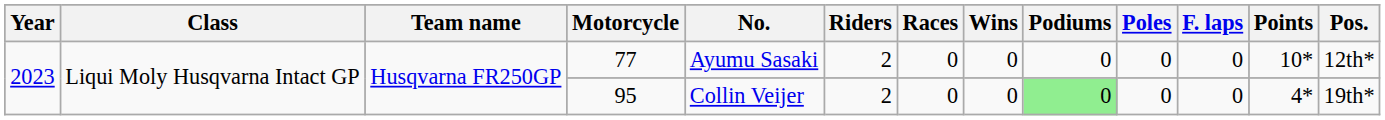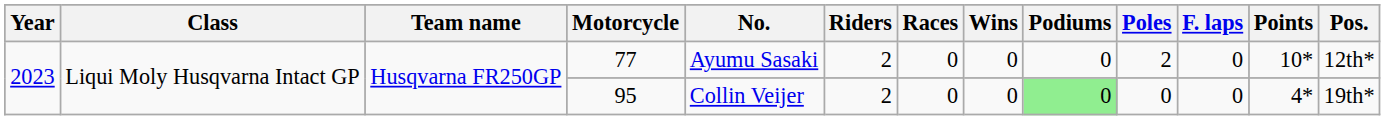(1166, 59) 0 -> (1166, 59) 2
